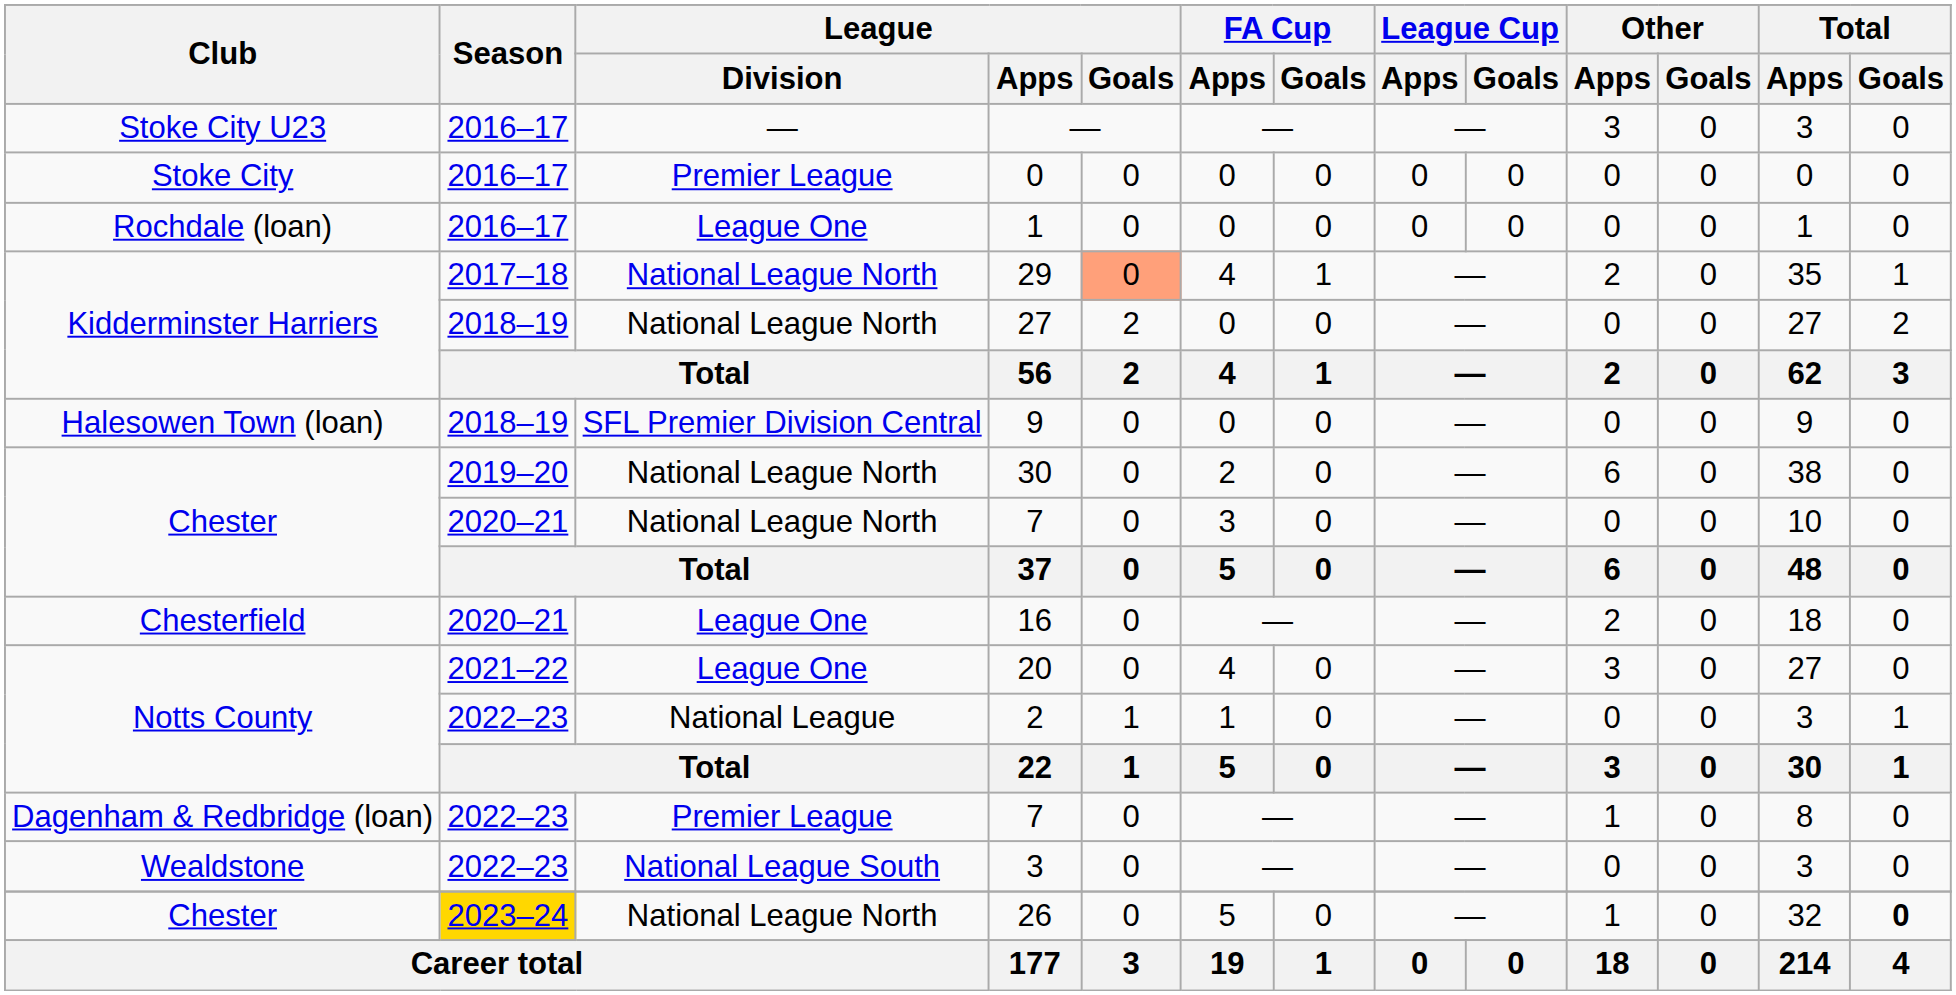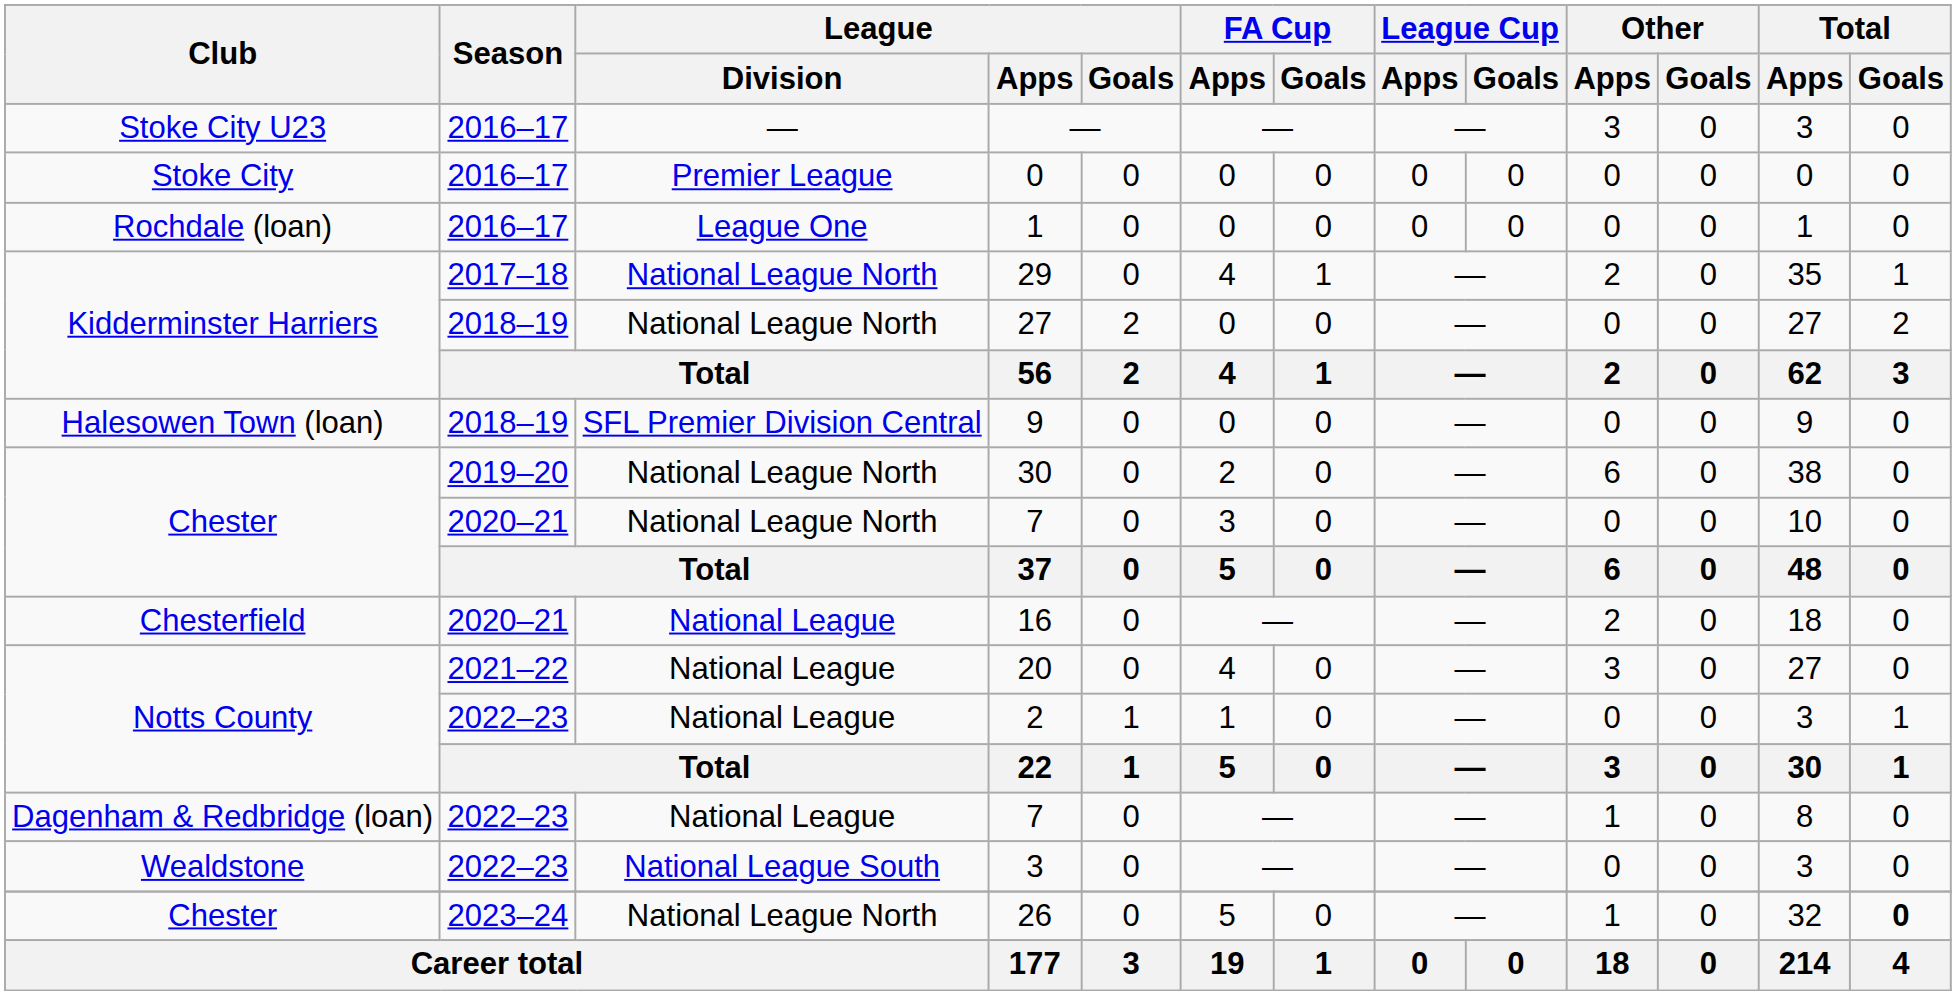(1131, 275) lightsalmon background -> (1131, 275) no background
(782, 619) League One -> (782, 619) National League
(782, 669) League One -> (782, 669) National League
(782, 816) Premier League -> (782, 816) National League
(508, 915) gold background -> (508, 915) no background
